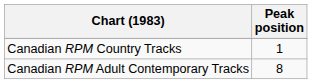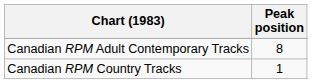rows swapped: (94, 48) <-> (128, 68)
